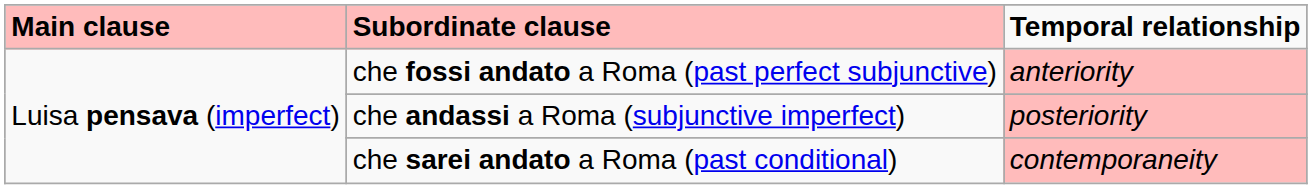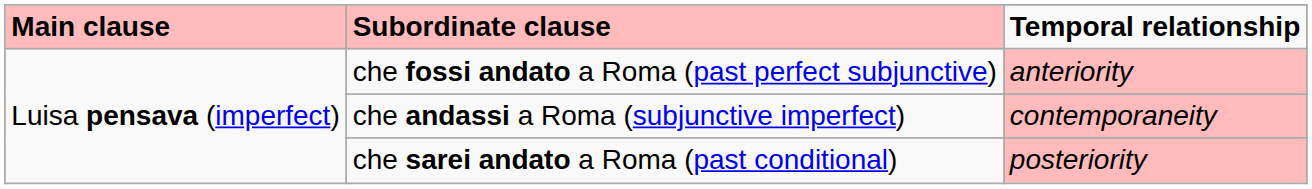(1078, 115) posteriority -> (1113, 115) contemporaneity
(1113, 159) contemporaneity -> (1078, 159) posteriority
